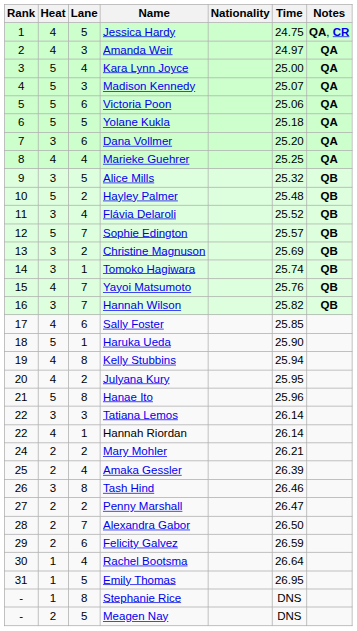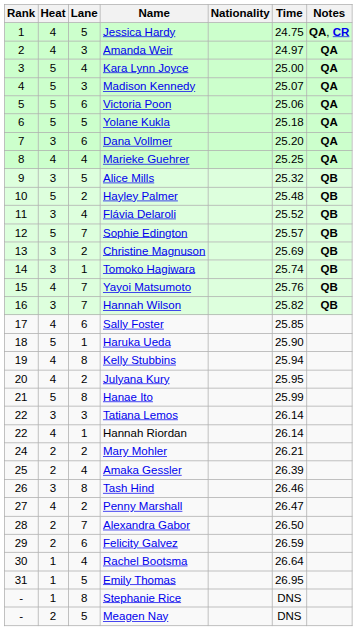(289, 397) 25.96 -> (289, 397) 25.99
(53, 506) 2 -> (53, 506) 4
